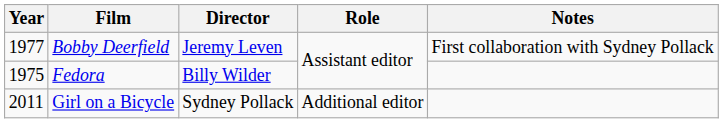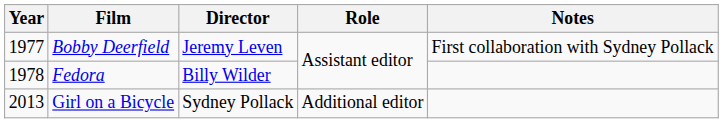(26, 74) 1975 -> (26, 74) 1978
(26, 103) 2011 -> (26, 103) 2013
